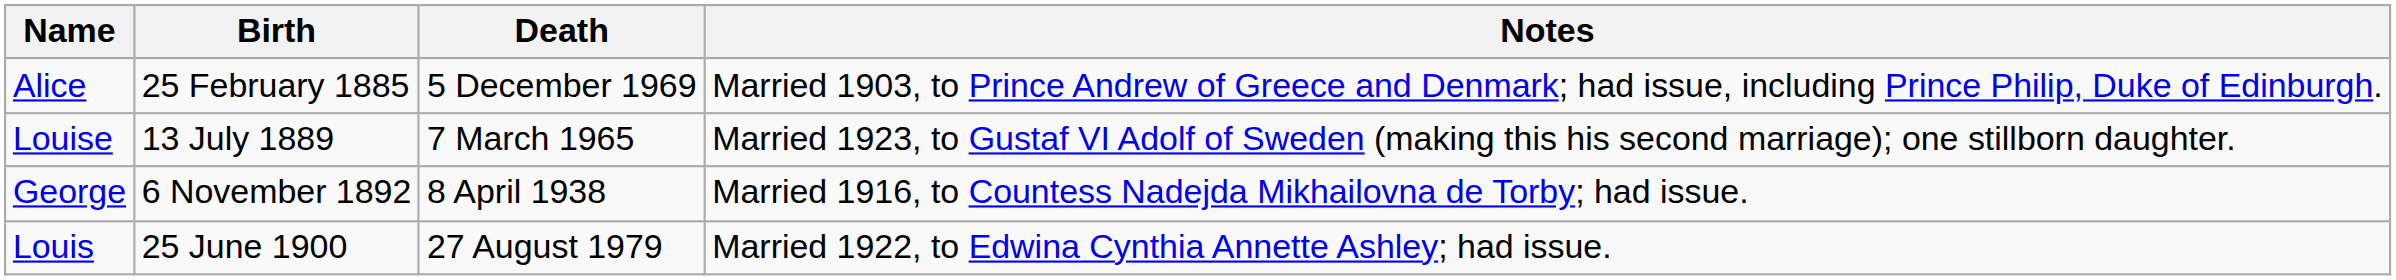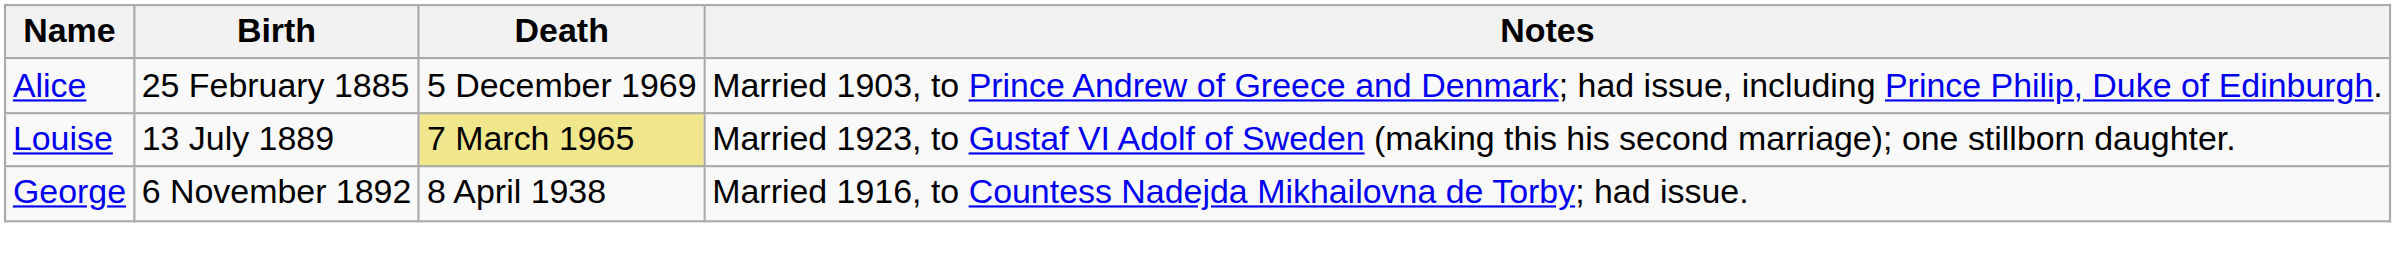(531, 138) no background -> (531, 138) khaki background
- row: (53, 246)
